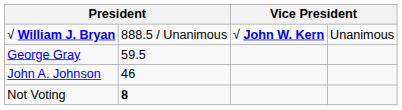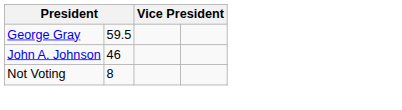- row: (61, 34)
(125, 94) bold -> (110, 74) normal
